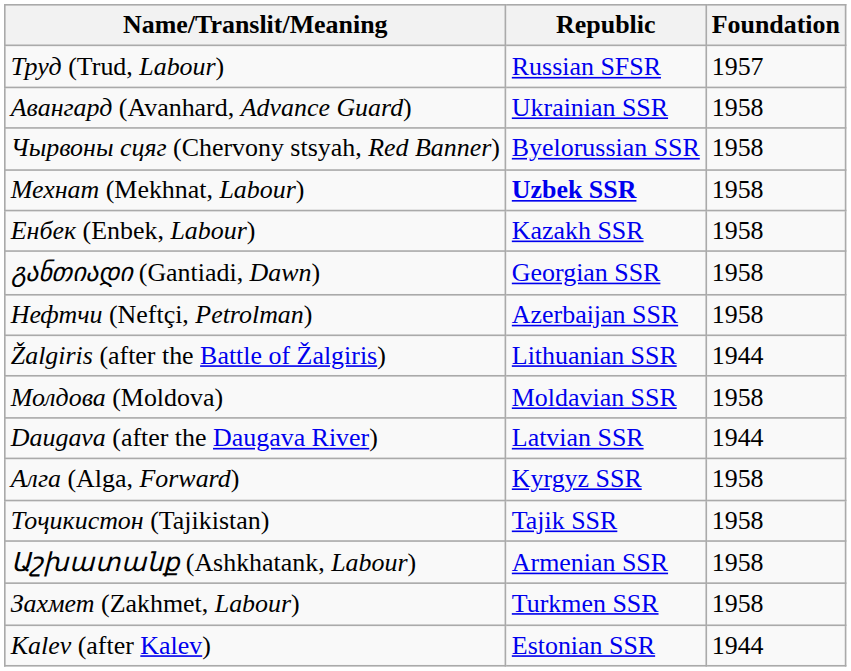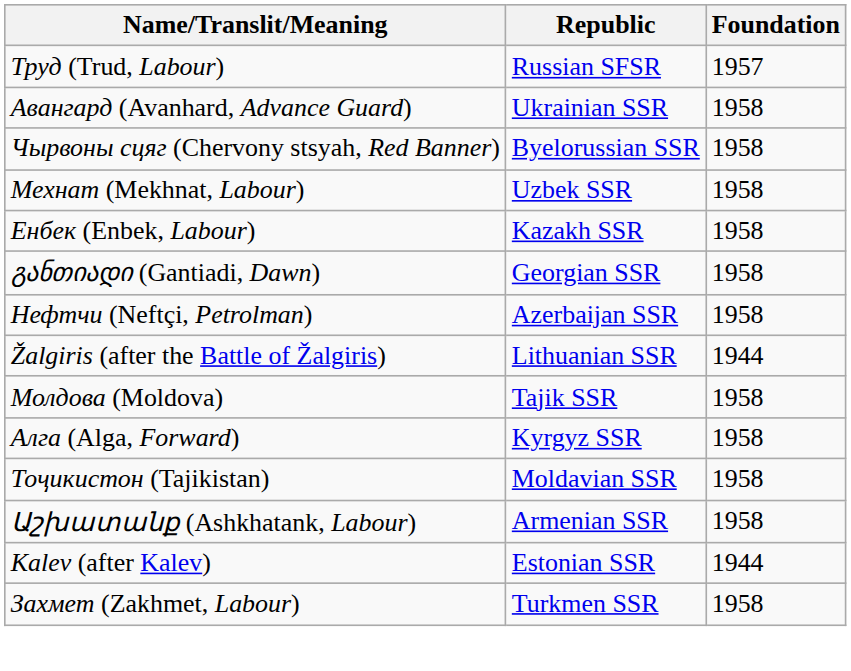(574, 189) bold -> (572, 189) normal
(594, 396) Moldavian SSR -> (565, 396) Tajik SSR
- row: (194, 437)
(565, 519) Tajik SSR -> (594, 478) Moldavian SSR
rows swapped: (155, 603) <-> (111, 644)
